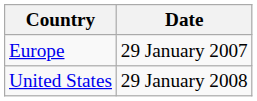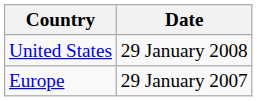rows swapped: (37, 50) <-> (60, 80)
